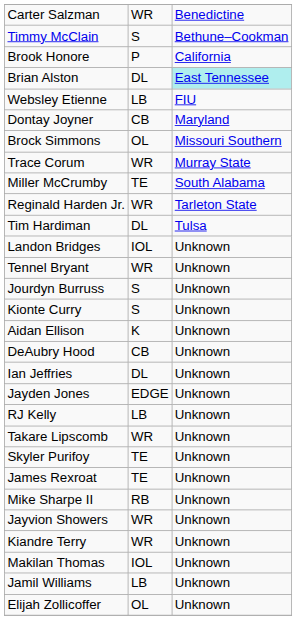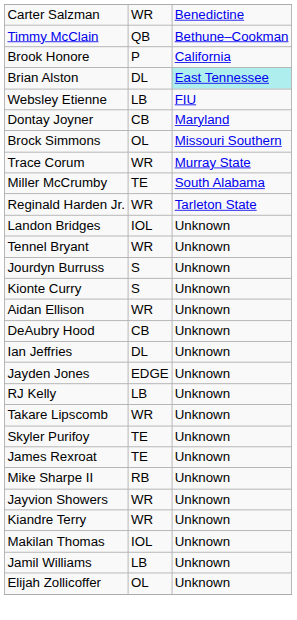(135, 36) S -> (141, 36) QB
- row: (49, 225)
(135, 330) K -> (142, 309) WR
